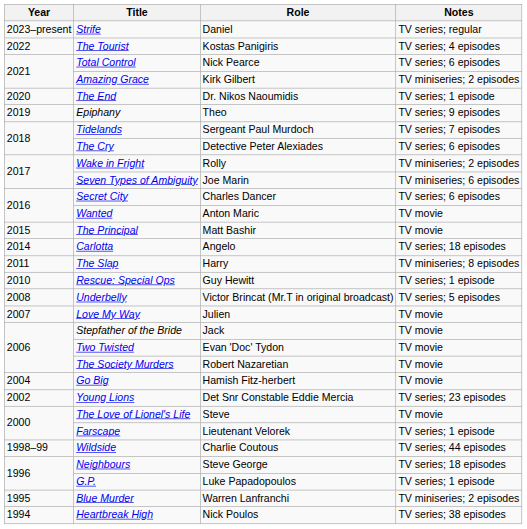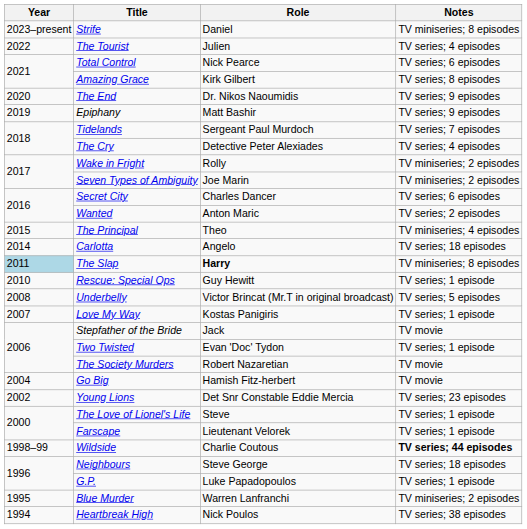(440, 29) TV series; regular -> (459, 29) TV miniseries; 8 episodes
(240, 46) Kostas Panigiris -> (216, 46) Julien
(459, 79) TV miniseries; 2 episodes -> (449, 79) TV series; 8 episodes
(447, 96) TV series; 1 episode -> (449, 96) TV series; 9 episodes
(215, 113) Theo -> (229, 113) Matt Bashir
(449, 146) TV series; 6 episodes -> (449, 146) TV series; 4 episodes
(459, 180) TV miniseries; 6 episodes -> (459, 180) TV miniseries; 2 episodes
(421, 213) TV movie -> (449, 213) TV series; 2 episodes
(229, 230) Matt Bashir -> (215, 230) Theo
(421, 230) TV movie -> (459, 230) TV miniseries; 4 episodes
(18, 264) no background -> (18, 264) lightblue background
(215, 264) normal -> (216, 264) bold
(216, 314) Julien -> (240, 314) Kostas Panigiris
(421, 314) TV movie -> (447, 314) TV series; 1 episode
(421, 347) TV movie -> (447, 347) TV series; 1 episode
(421, 414) TV movie -> (447, 414) TV series; 1 episode
(452, 448) normal -> (455, 448) bold
